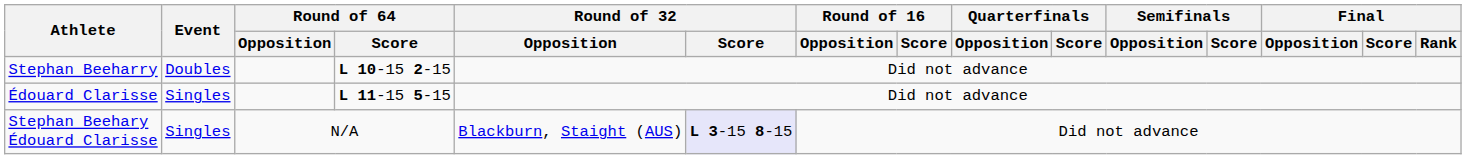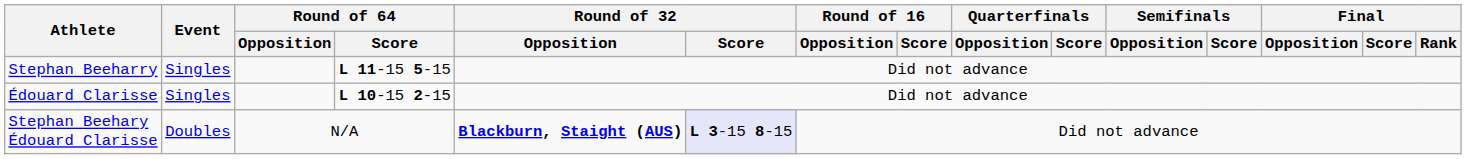(198, 70) Doubles -> (198, 70) Singles
(395, 70) L 10-15 2-15 -> (395, 70) L 11-15 5-15
(395, 96) L 11-15 5-15 -> (395, 96) L 10-15 2-15
(198, 131) Singles -> (198, 131) Doubles
(570, 131) normal -> (570, 131) bold
